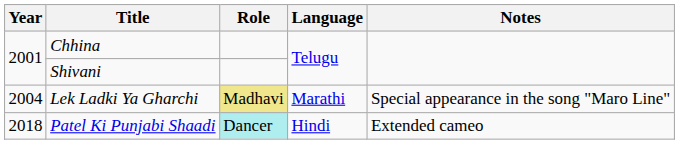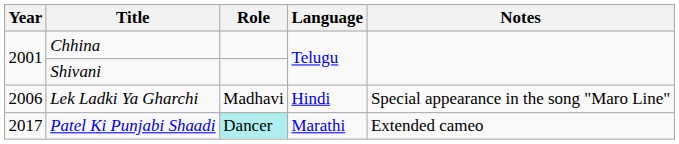(25, 98) 2004 -> (25, 98) 2006
(253, 98) khaki background -> (253, 98) no background
(318, 98) Marathi -> (311, 98) Hindi
(25, 125) 2018 -> (25, 125) 2017
(311, 125) Hindi -> (318, 125) Marathi
